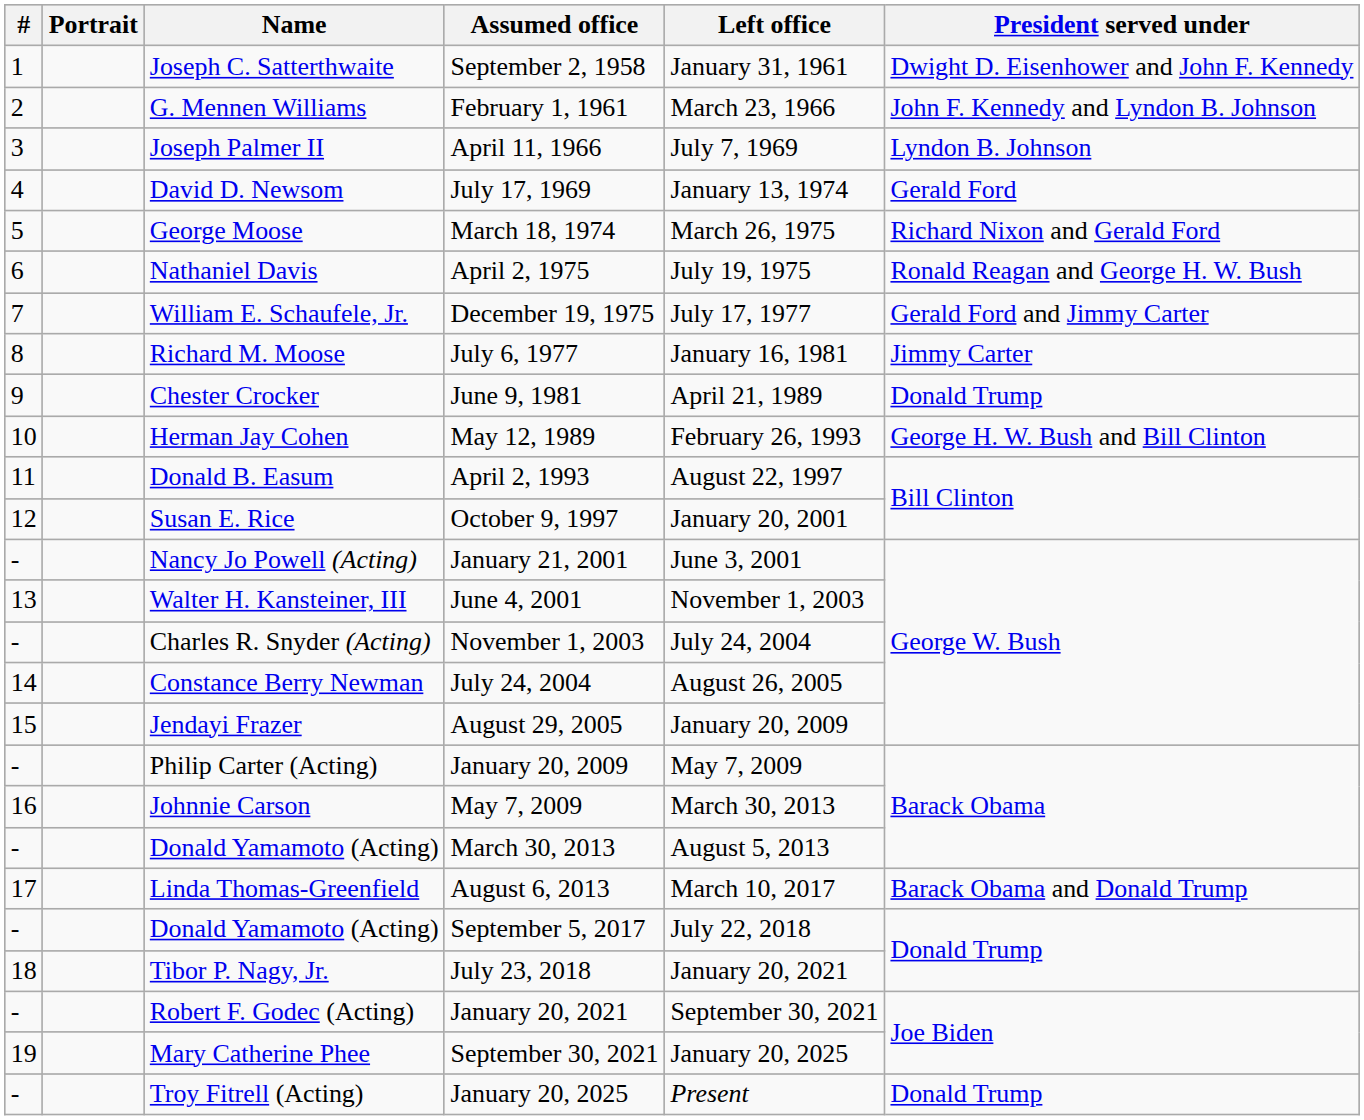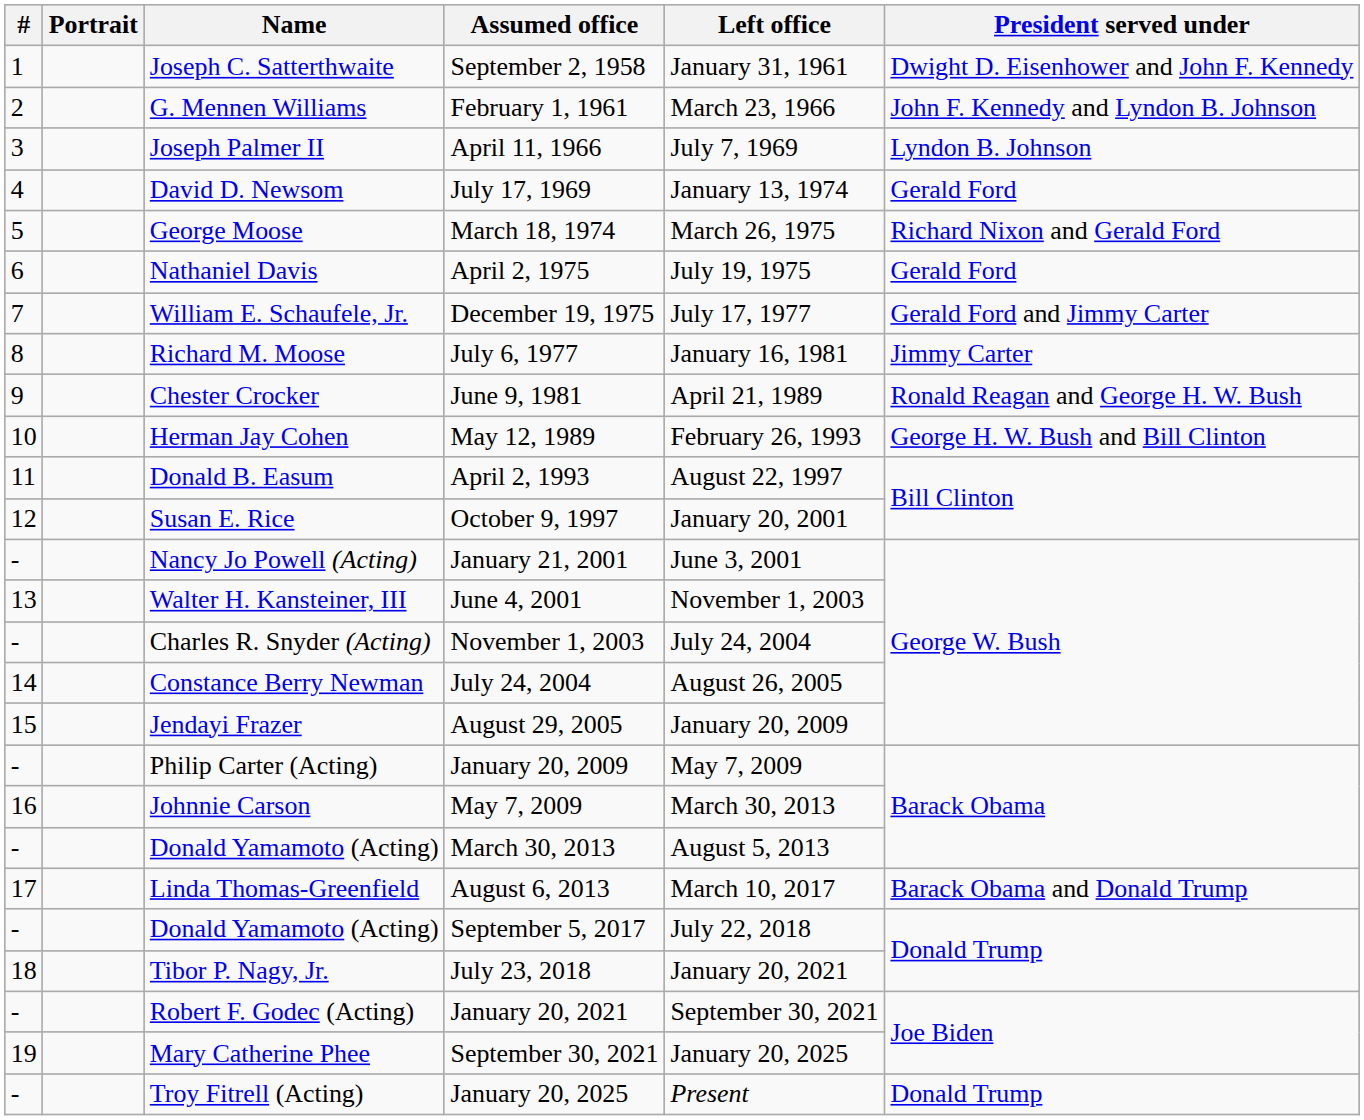(1096, 271) Ronald Reagan and George H. W. Bush -> (953, 271) Gerald Ford
(966, 395) Donald Trump -> (1096, 395) Ronald Reagan and George H. W. Bush
